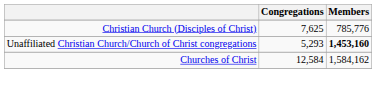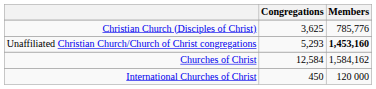(312, 28) 7,625 -> (312, 28) 3,625
+ row: (191, 76)
